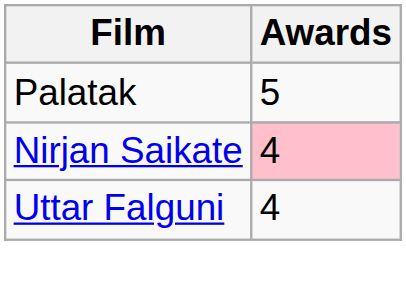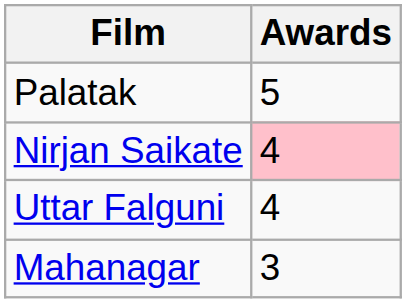+ row: (107, 267)
